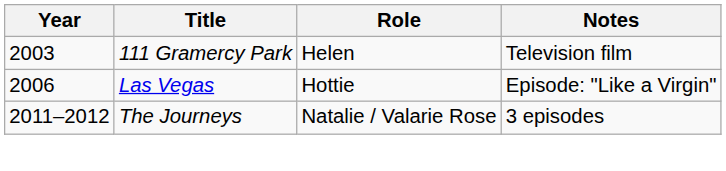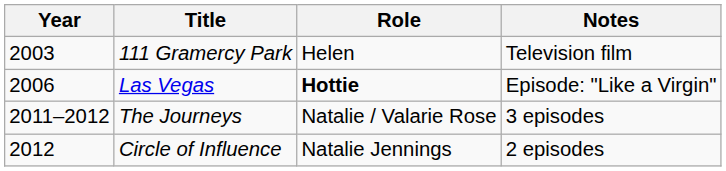(328, 85) normal -> (330, 85) bold
+ row: (200, 149)
